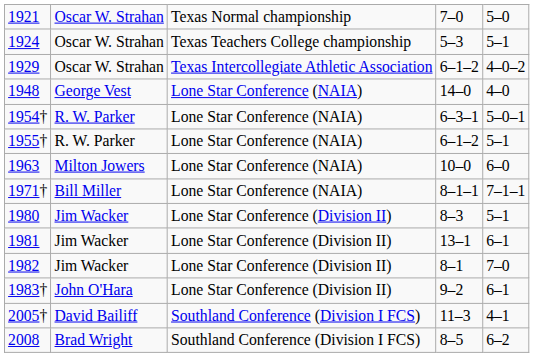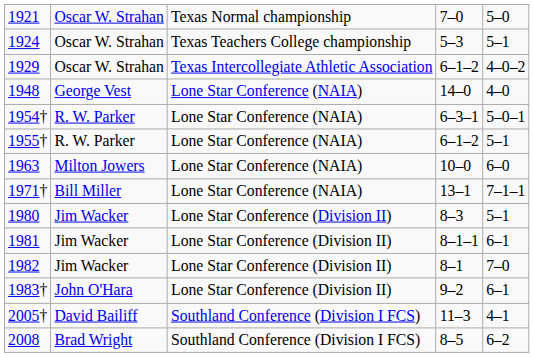(459, 191) 8–1–1 -> (455, 191) 13–1
(455, 240) 13–1 -> (459, 240) 8–1–1
